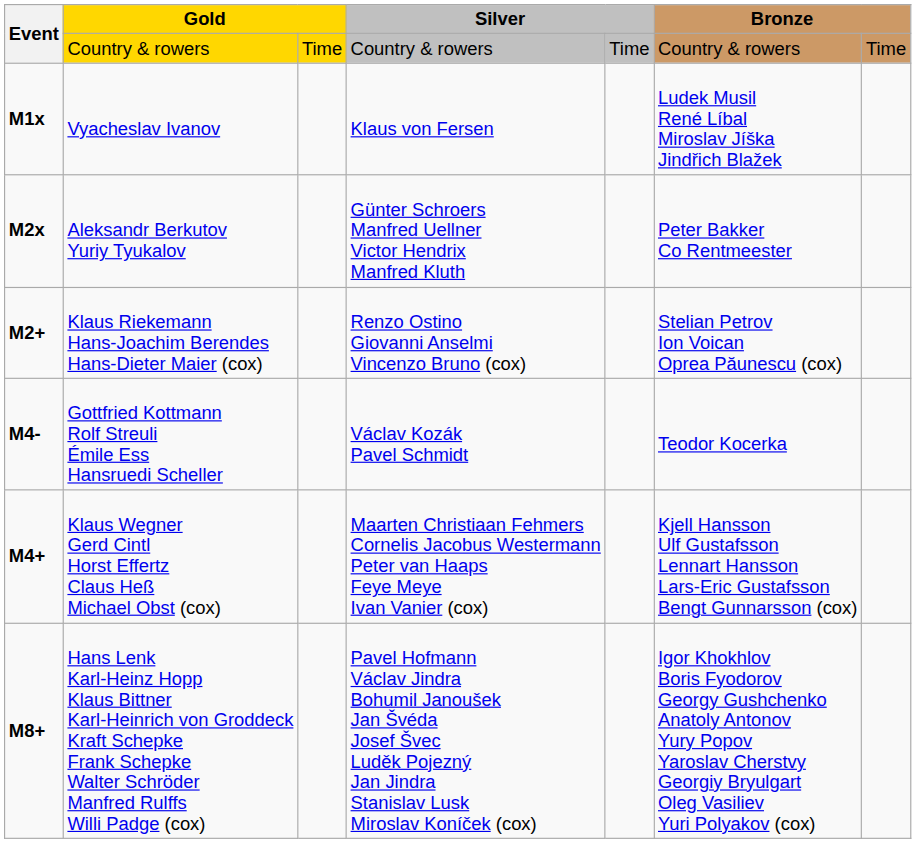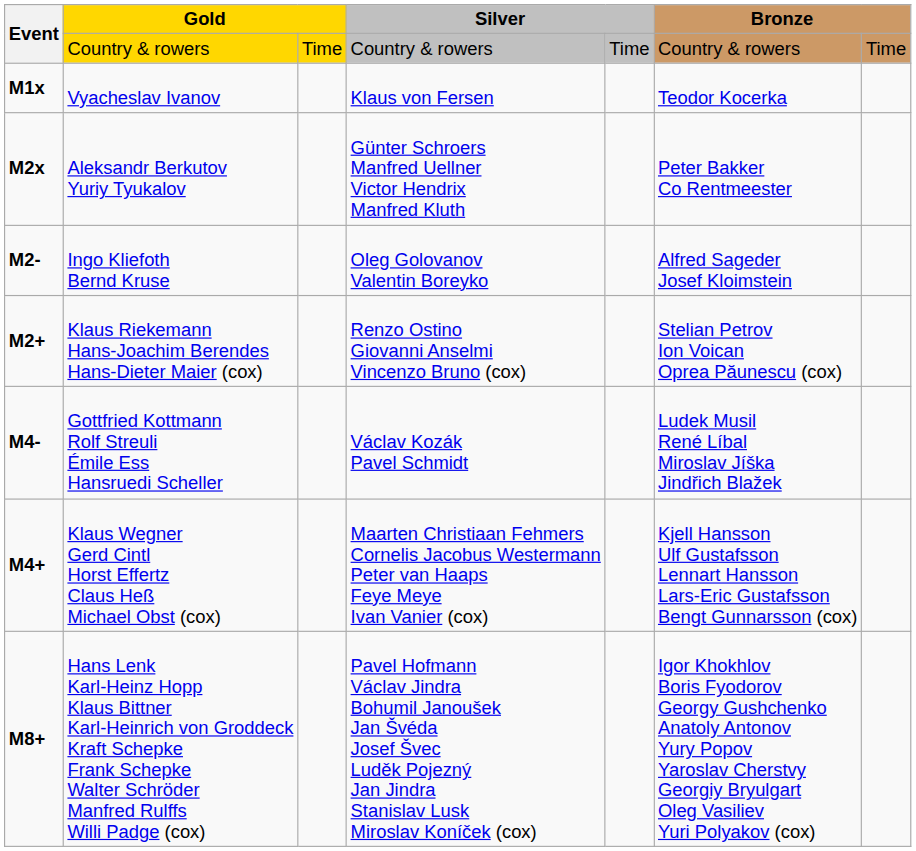(720, 129) Ludek Musil René Líbal Miroslav Jíška Jindřich Blažek -> (722, 98) Teodor Kocerka
+ row: (119, 270)
(722, 444) Teodor Kocerka -> (720, 452) Ludek Musil René Líbal Miroslav Jíška Jindřich Blažek
